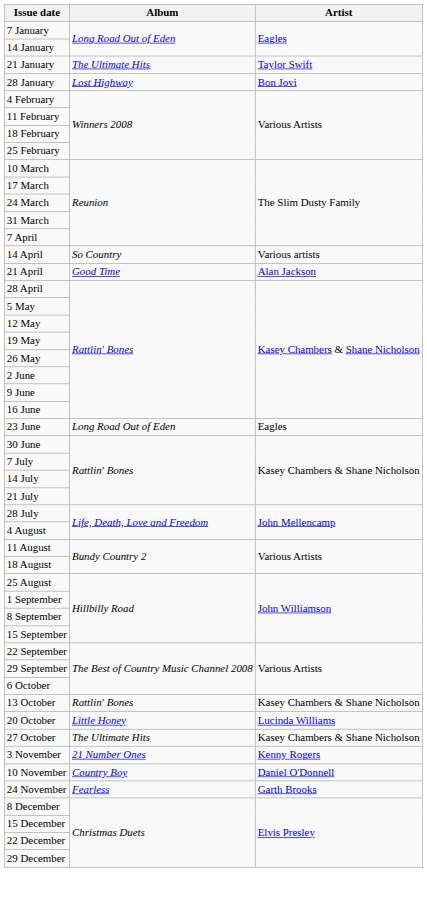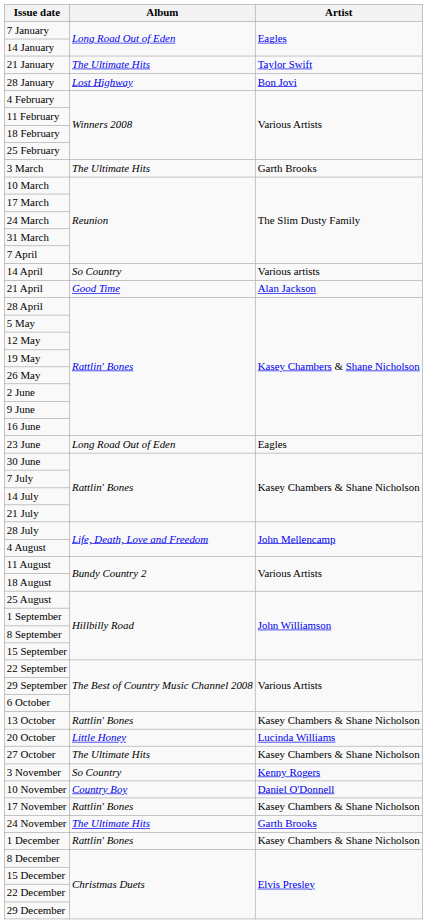+ row: (25, 168)
(109, 755) 21 Number Ones -> (97, 772) So Country
+ row: (37, 806)
(91, 789) Fearless -> (111, 824) The Ultimate Hits
+ row: (33, 841)
